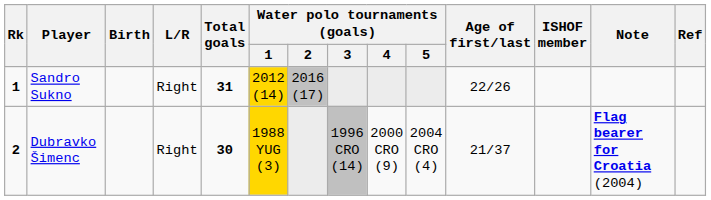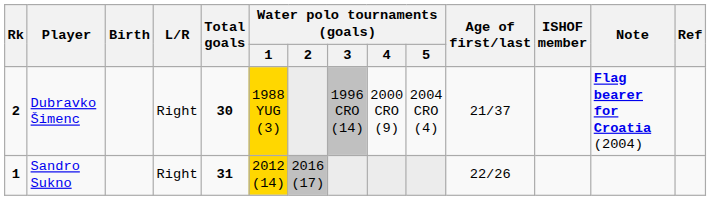rows swapped: (55, 86) <-> (63, 150)
